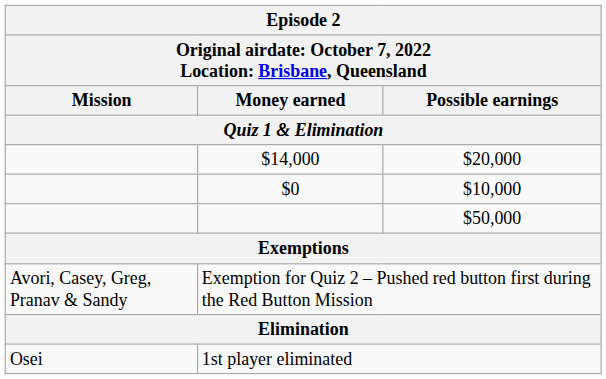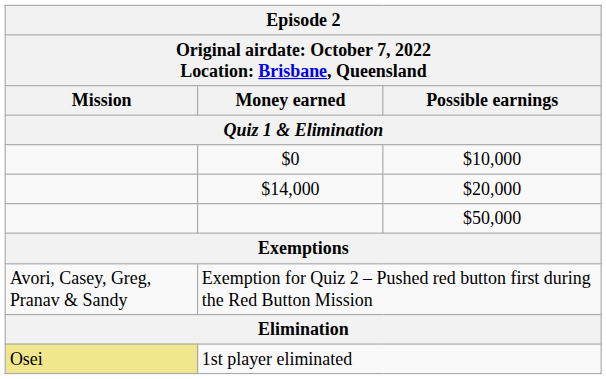rows swapped: (290, 159) <-> (290, 189)
(26, 358) no background -> (26, 358) khaki background
